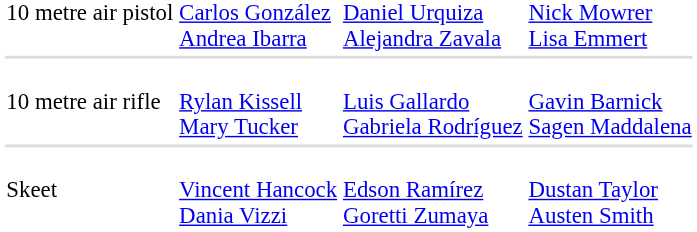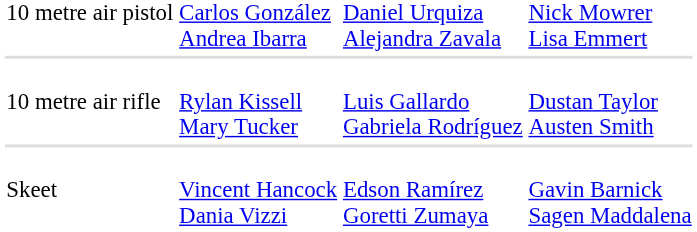(610, 114) Gavin Barnick Sagen Maddalena -> (593, 114) Dustan Taylor Austen Smith
(593, 202) Dustan Taylor Austen Smith -> (610, 202) Gavin Barnick Sagen Maddalena
